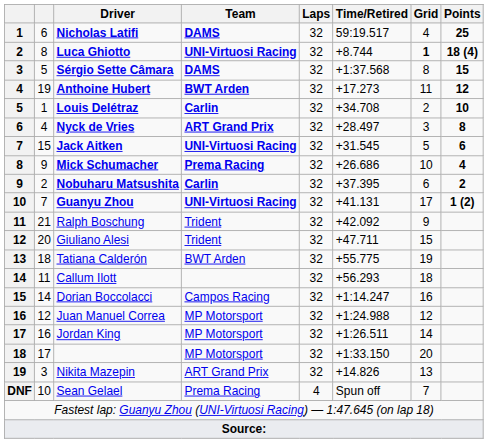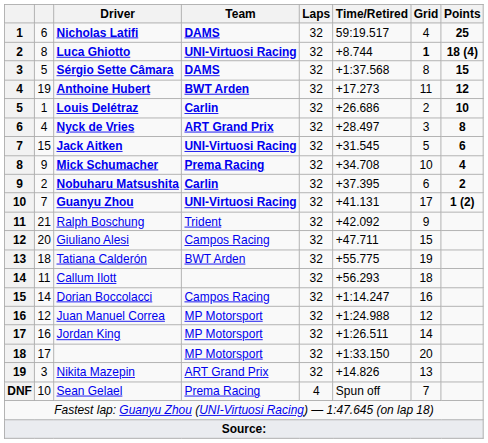(358, 108) +34.708 -> (358, 108) +26.686
(358, 164) +26.686 -> (358, 164) +34.708
(203, 240) Trident -> (227, 240) Campos Racing
